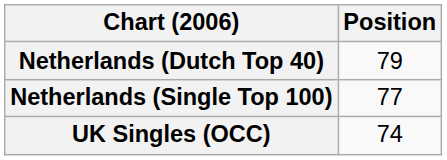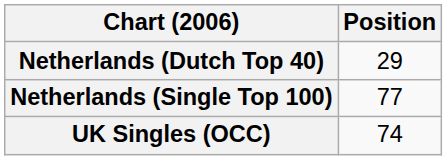(390, 60) 79 -> (390, 60) 29
